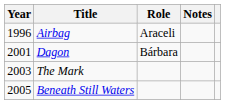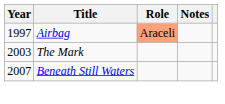(19, 33) 1996 -> (19, 33) 1997
(157, 33) no background -> (157, 33) lightsalmon background
- row: (53, 52)
(19, 90) 2005 -> (19, 71) 2007
